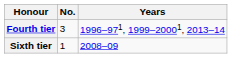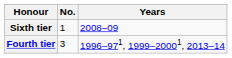rows swapped: (31, 29) <-> (31, 45)
